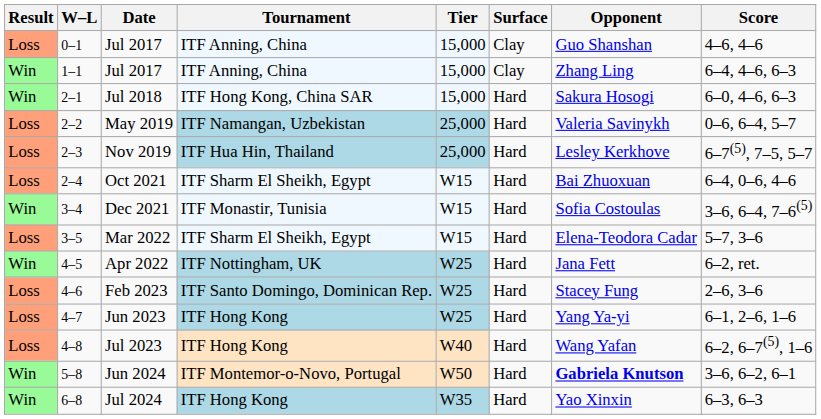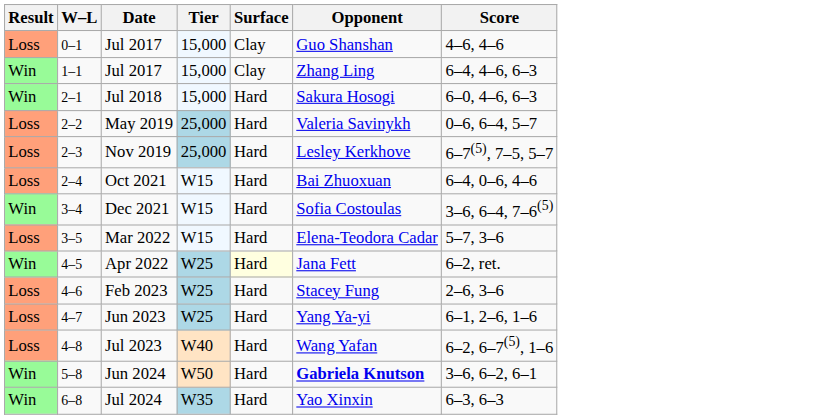- column: (306, 17)
(510, 264) no background -> (251, 264) lightyellow background
